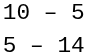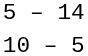rows swapped: (44, 46) <-> (44, 12)
